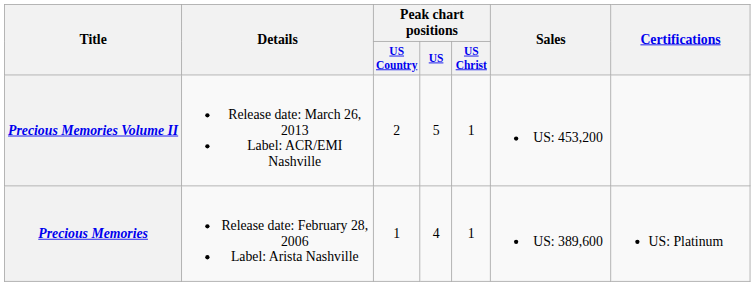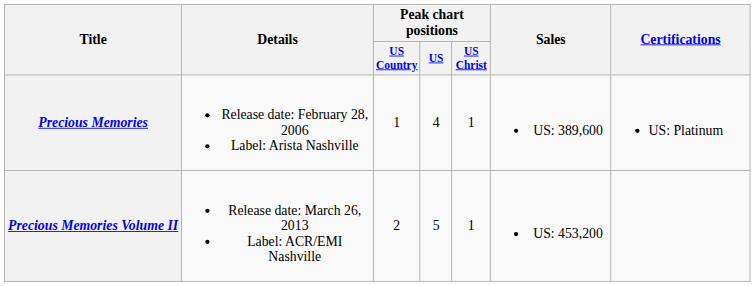rows swapped: (93, 233) <-> (93, 130)
